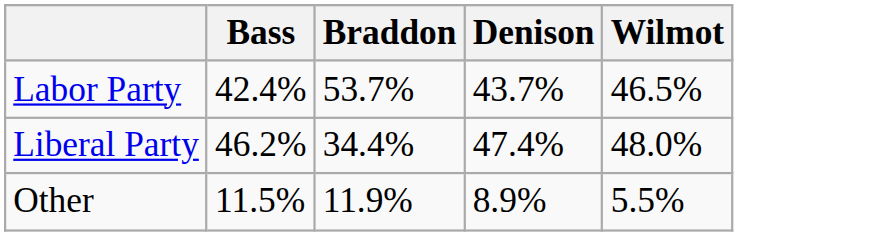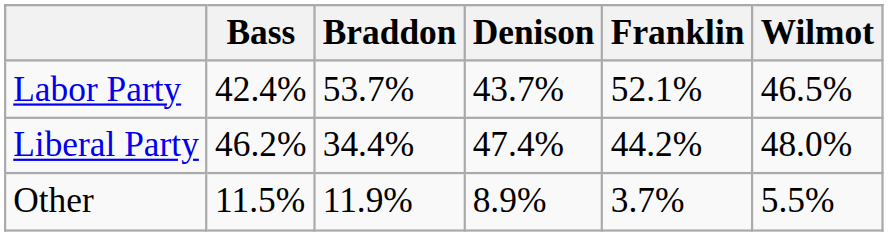+ column: (678, 32)
